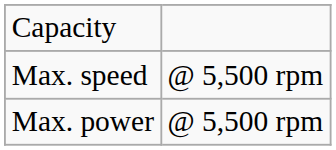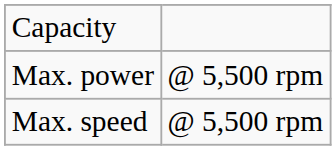rows swapped: (83, 121) <-> (80, 74)
